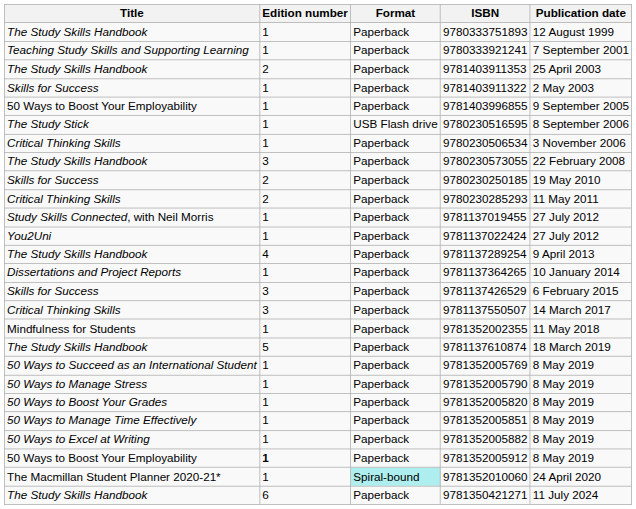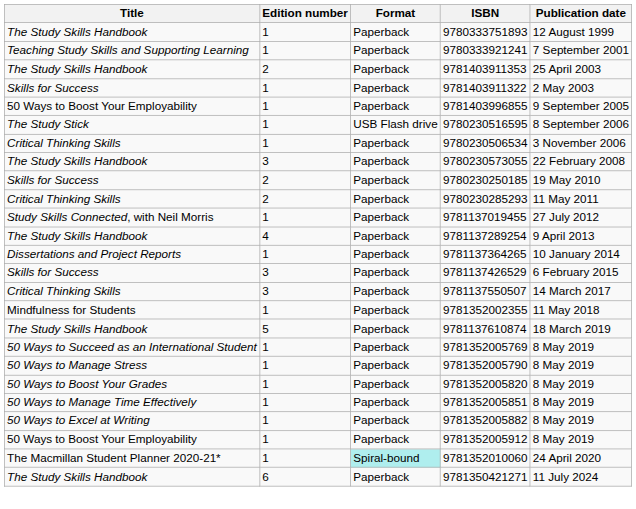- row: (485, 236)
(265, 458) bold -> (265, 439) normal
